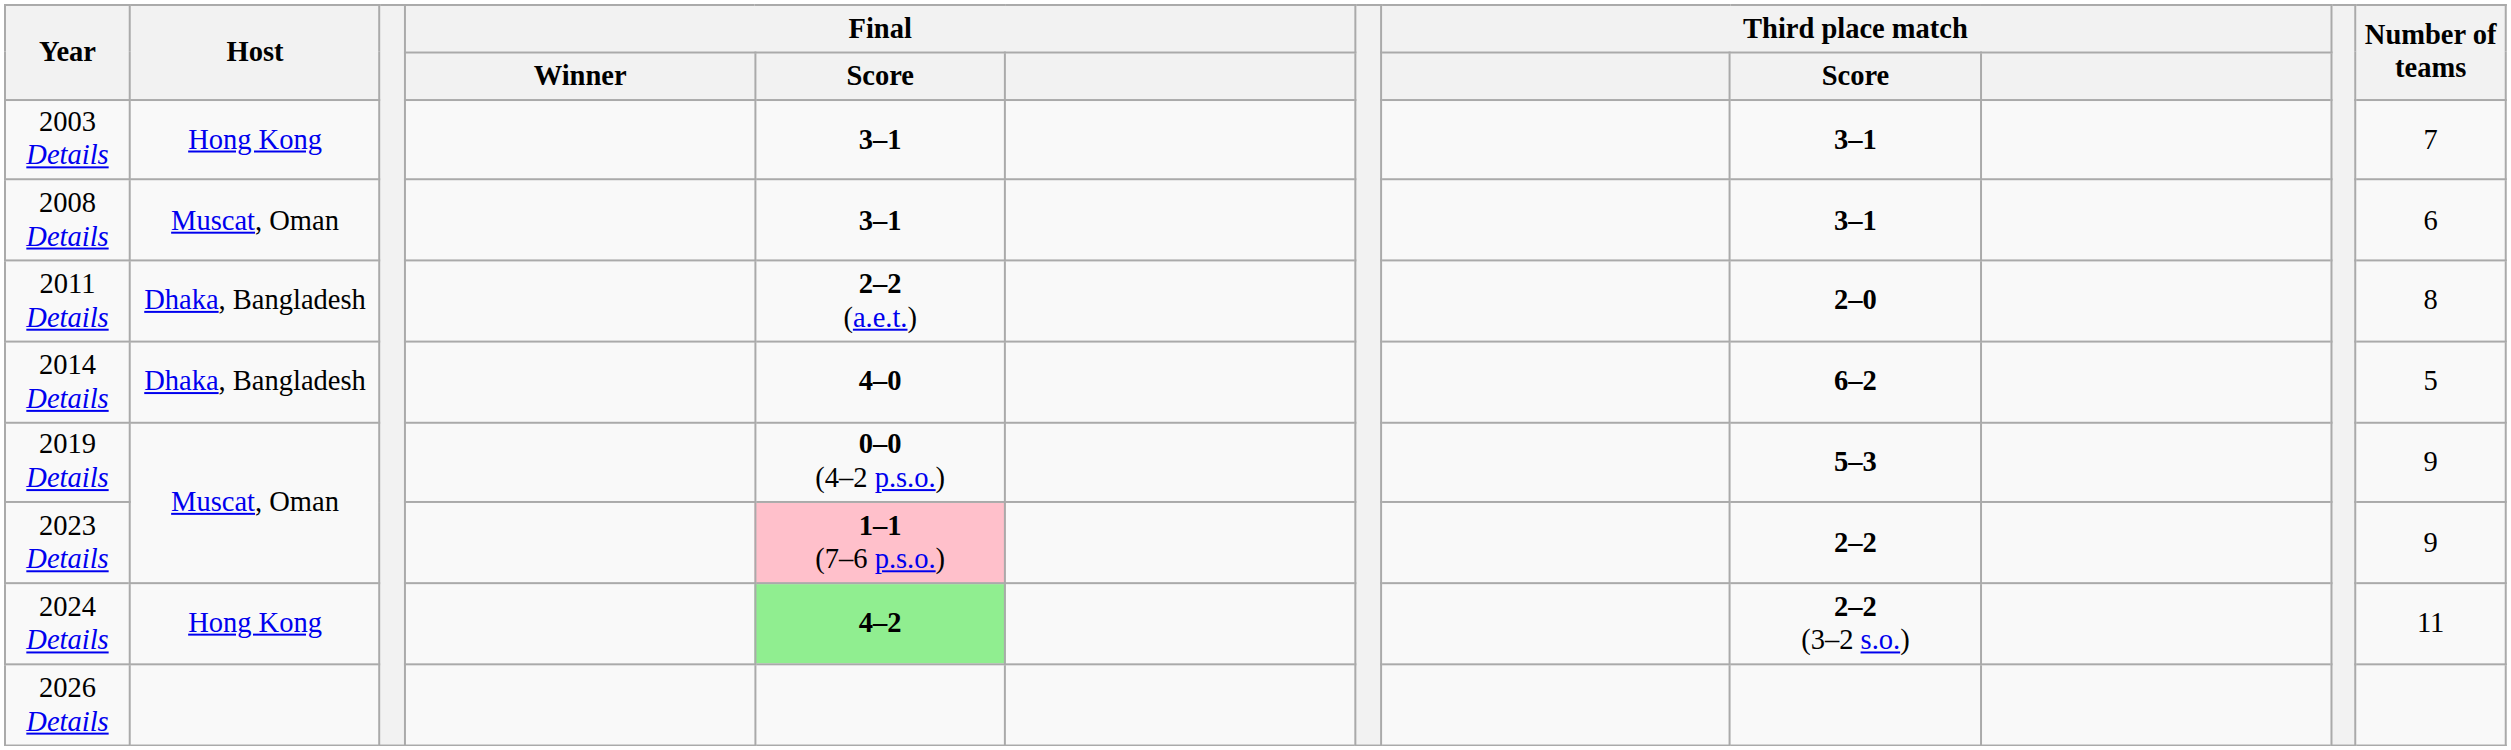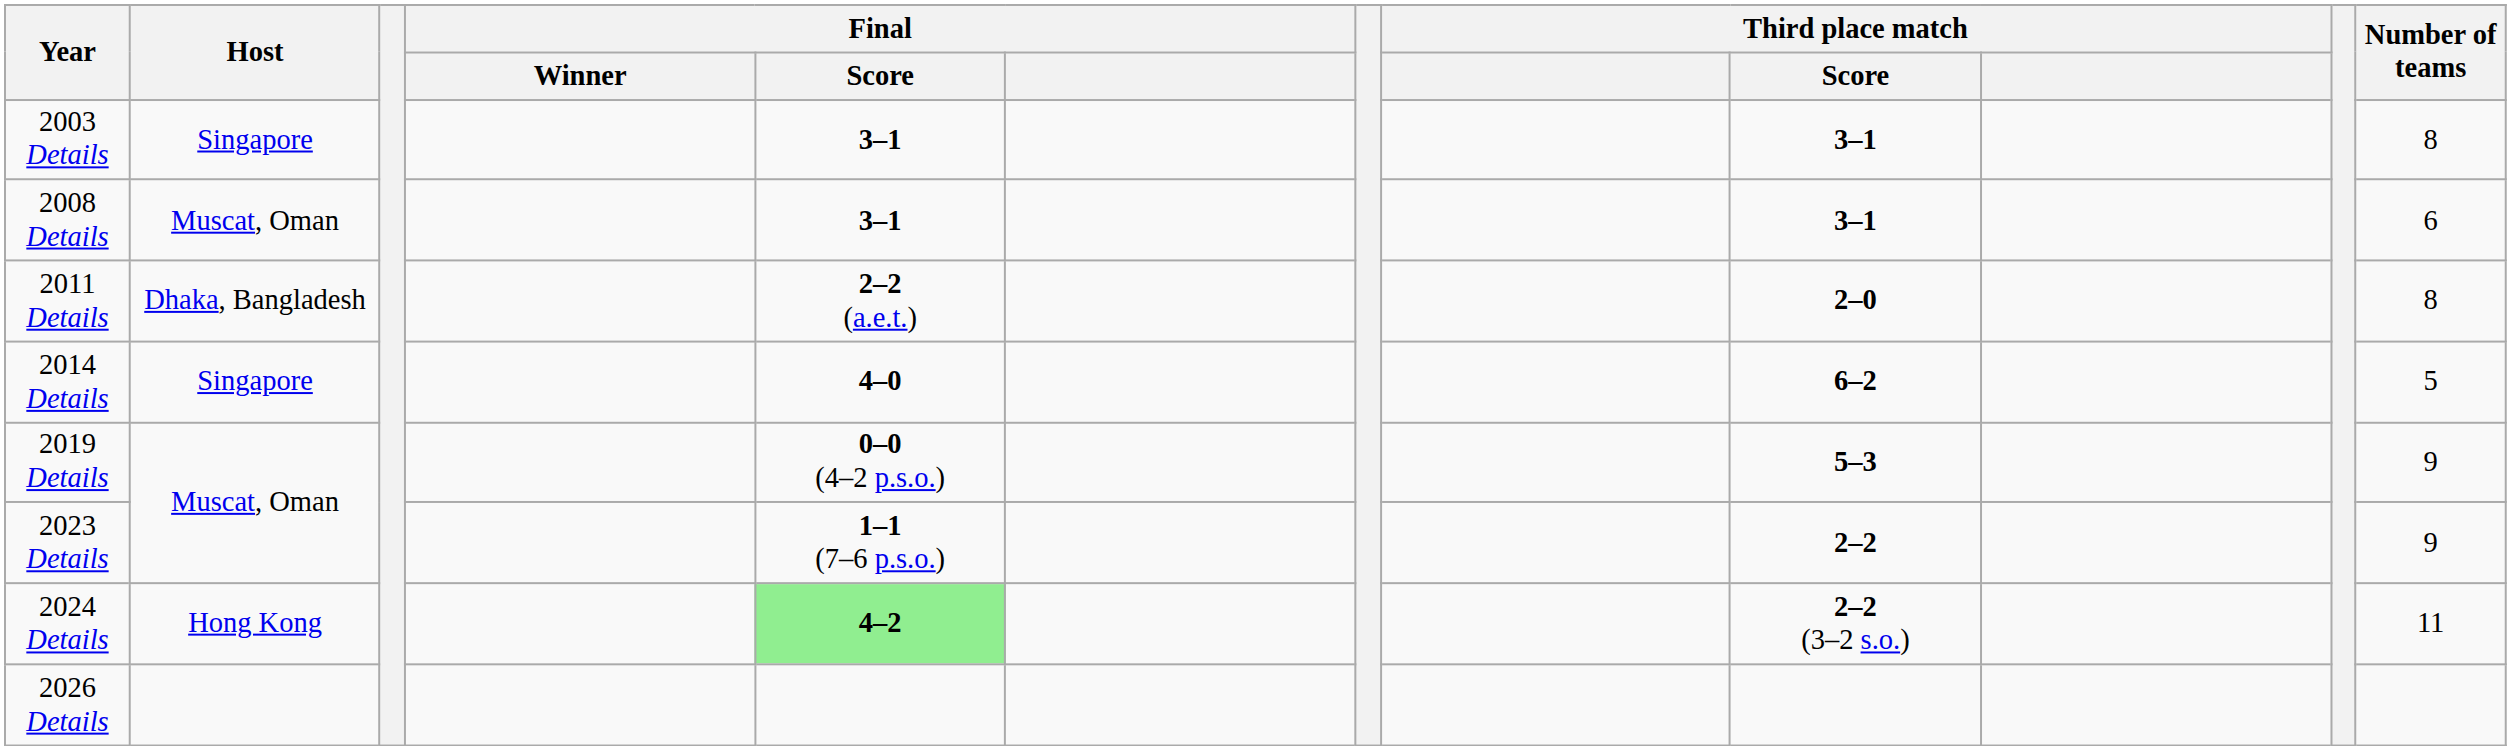(255, 139) Hong Kong -> (255, 139) Singapore
(2431, 139) 7 -> (2431, 139) 8
(255, 381) Dhaka, Bangladesh -> (255, 381) Singapore
(880, 542) pink background -> (880, 542) no background
